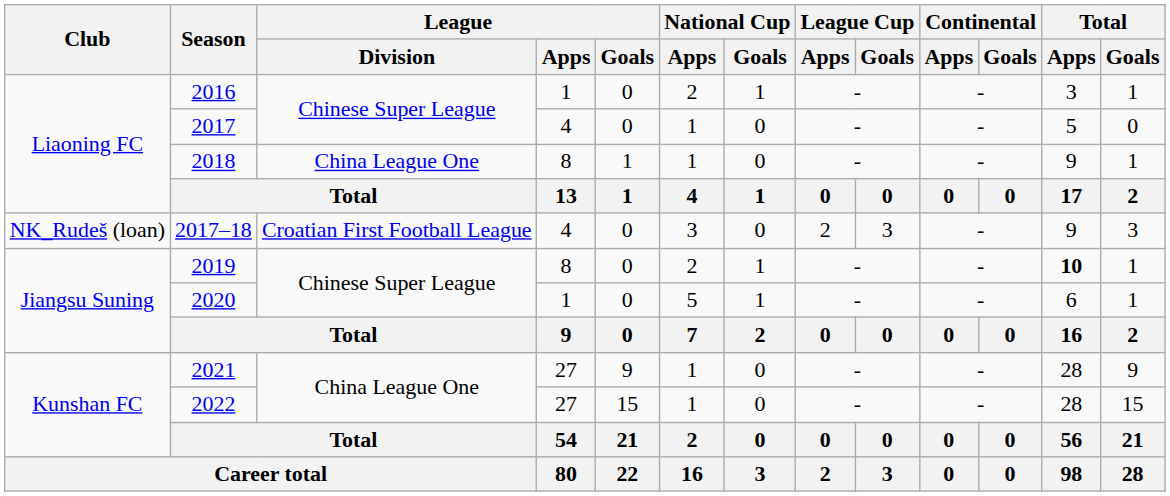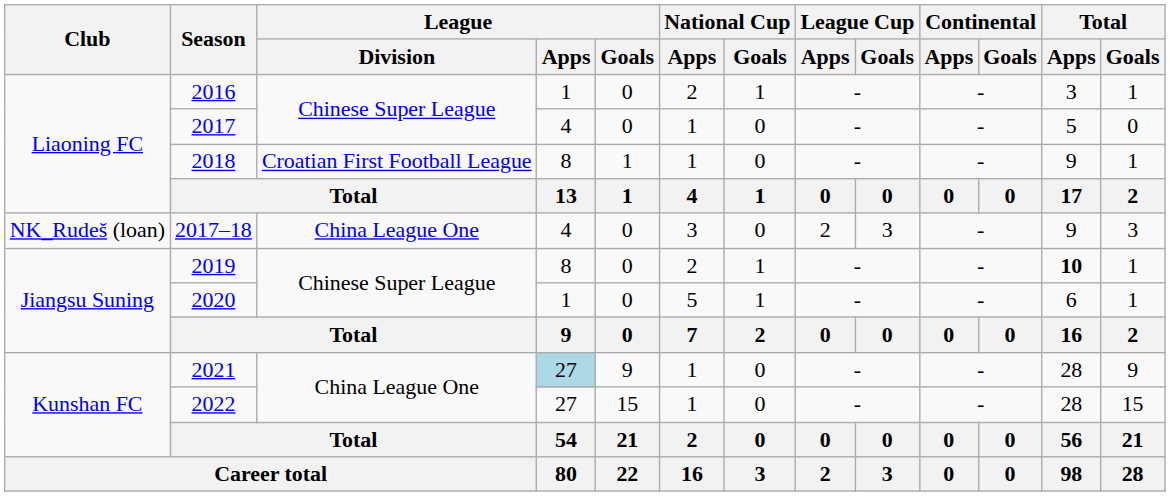(397, 160) China League One -> (397, 160) Croatian First Football League
(397, 230) Croatian First Football League -> (397, 230) China League One
(566, 369) no background -> (566, 369) lightblue background
